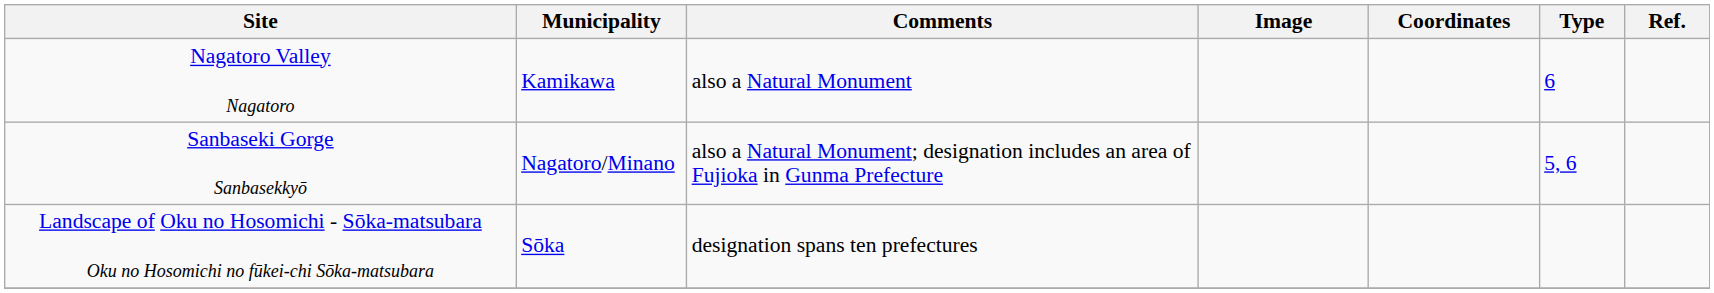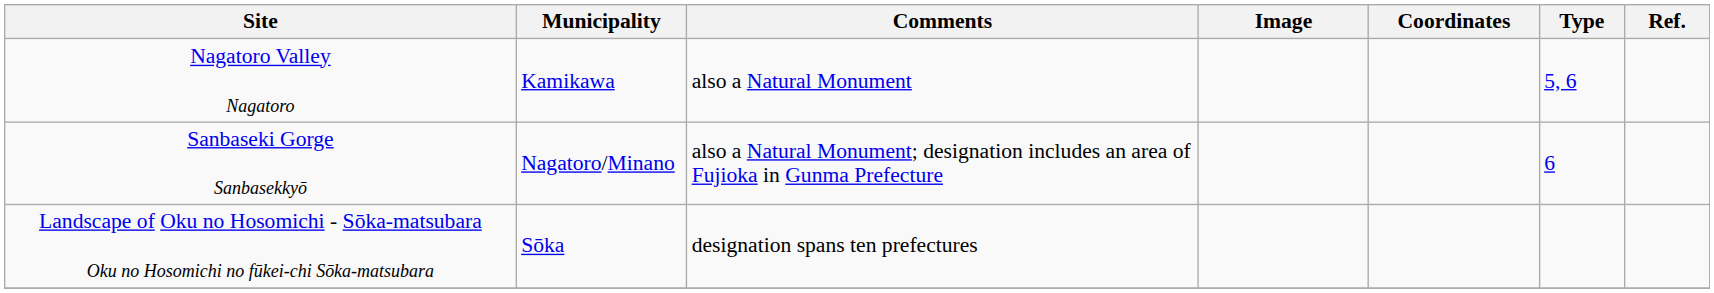(1550, 80) 6 -> (1560, 80) 5, 6
(1560, 163) 5, 6 -> (1550, 163) 6
